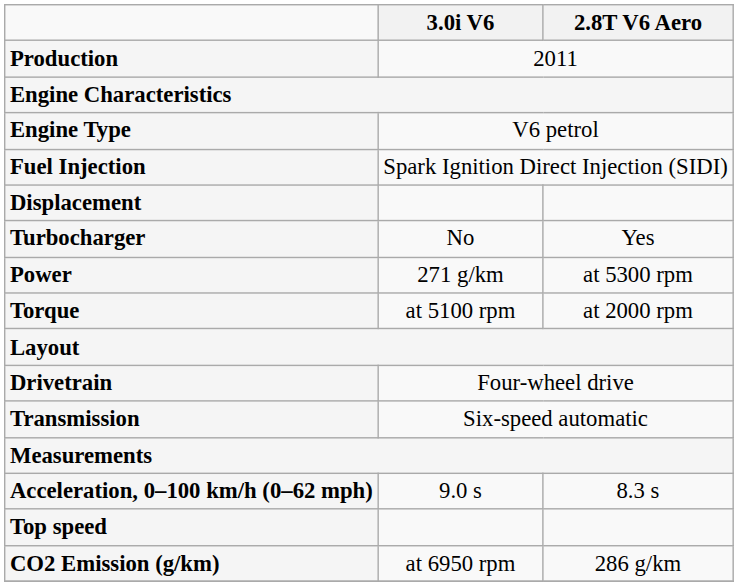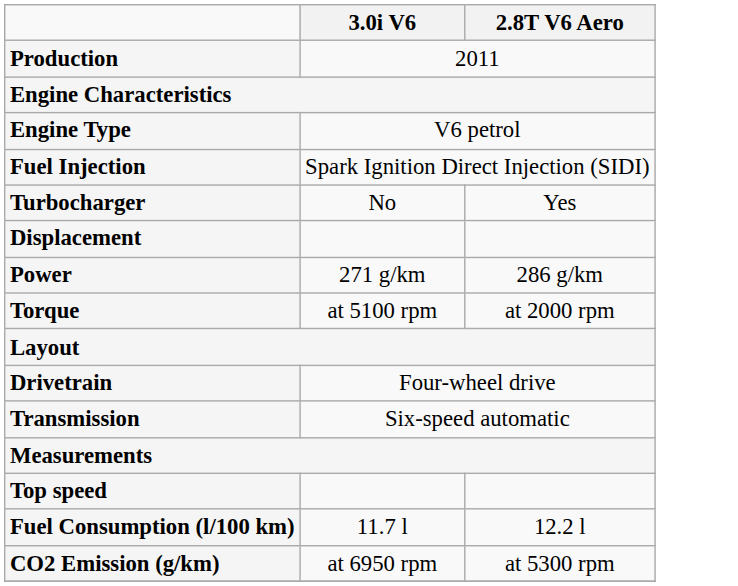rows swapped: (78, 238) <-> (76, 202)
(638, 274) at 5300 rpm -> (560, 274) 286 g/km
- row: (191, 490)
+ row: (152, 526)
(638, 563) 286 g/km -> (560, 563) at 5300 rpm
